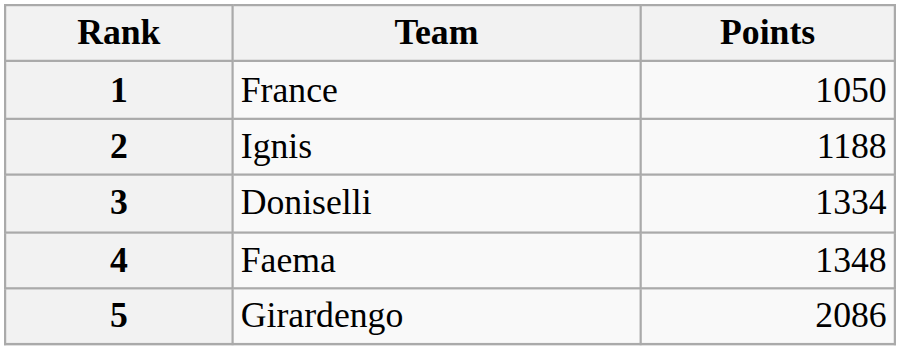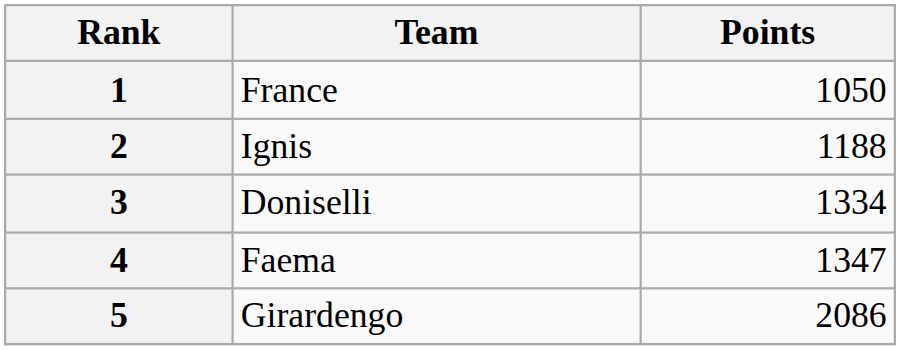(851, 259) 1348 -> (851, 259) 1347
